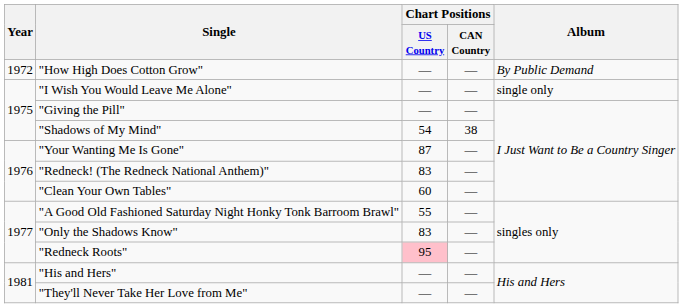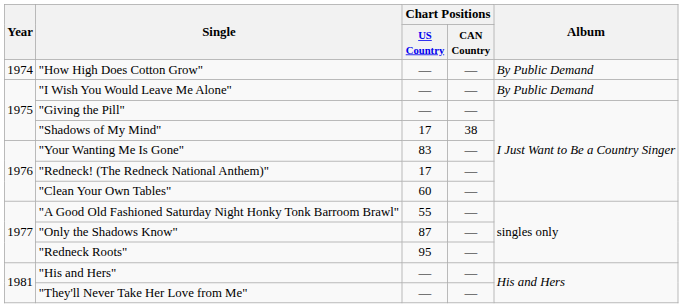(20, 69) 1972 -> (20, 69) 1974
(525, 89) single only -> (545, 89) By Public Demand
(425, 130) 54 -> (425, 130) 17
(425, 150) 87 -> (425, 150) 83
(425, 171) 83 -> (425, 171) 17
(425, 232) 83 -> (425, 232) 87
(425, 252) pink background -> (425, 252) no background
